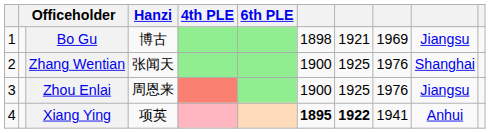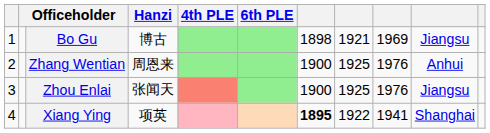(153, 64) 张闻天 -> (153, 64) 周恩来
(445, 64) Shanghai -> (445, 64) Anhui
(153, 89) 周恩来 -> (153, 89) 张闻天
(354, 115) bold -> (354, 115) normal
(445, 115) Anhui -> (445, 115) Shanghai
